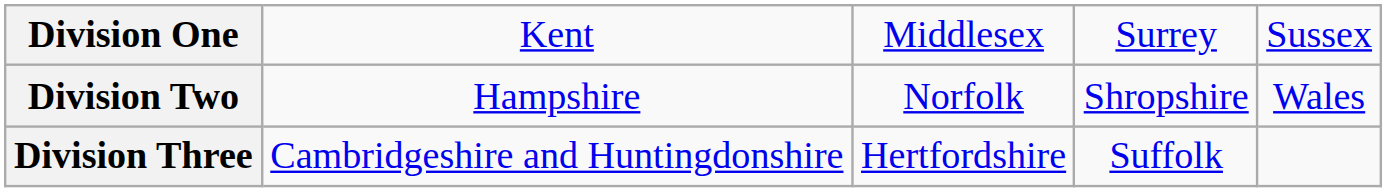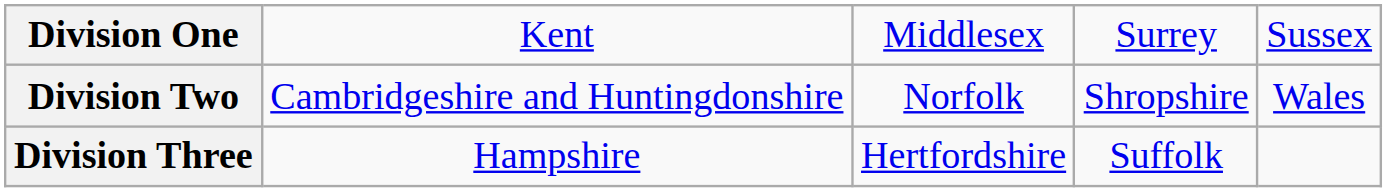(557, 95) Hampshire -> (557, 95) Cambridgeshire and Huntingdonshire
(557, 155) Cambridgeshire and Huntingdonshire -> (557, 155) Hampshire
